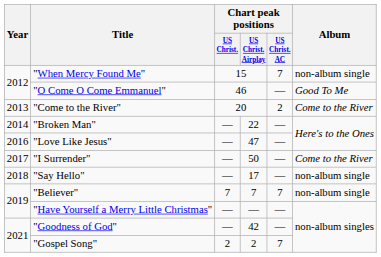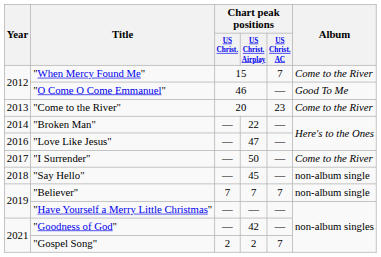(332, 73) non-album single -> (334, 73) Come to the River
(280, 107) 2 -> (280, 107) 23
(254, 175) 17 -> (254, 175) 45
